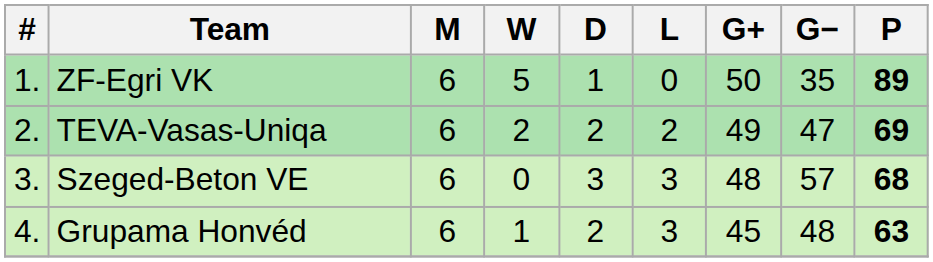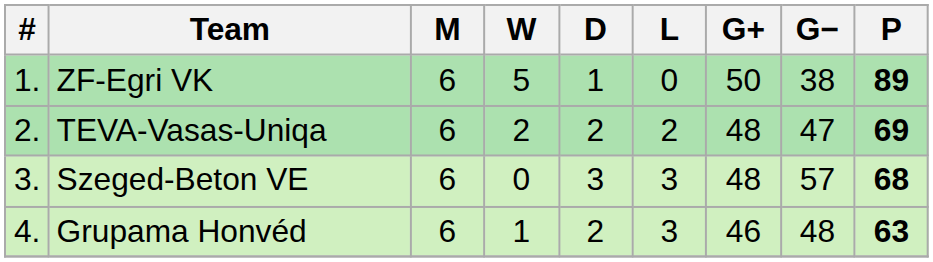(817, 79) 35 -> (817, 79) 38
(743, 130) 49 -> (743, 130) 48
(743, 230) 45 -> (743, 230) 46
